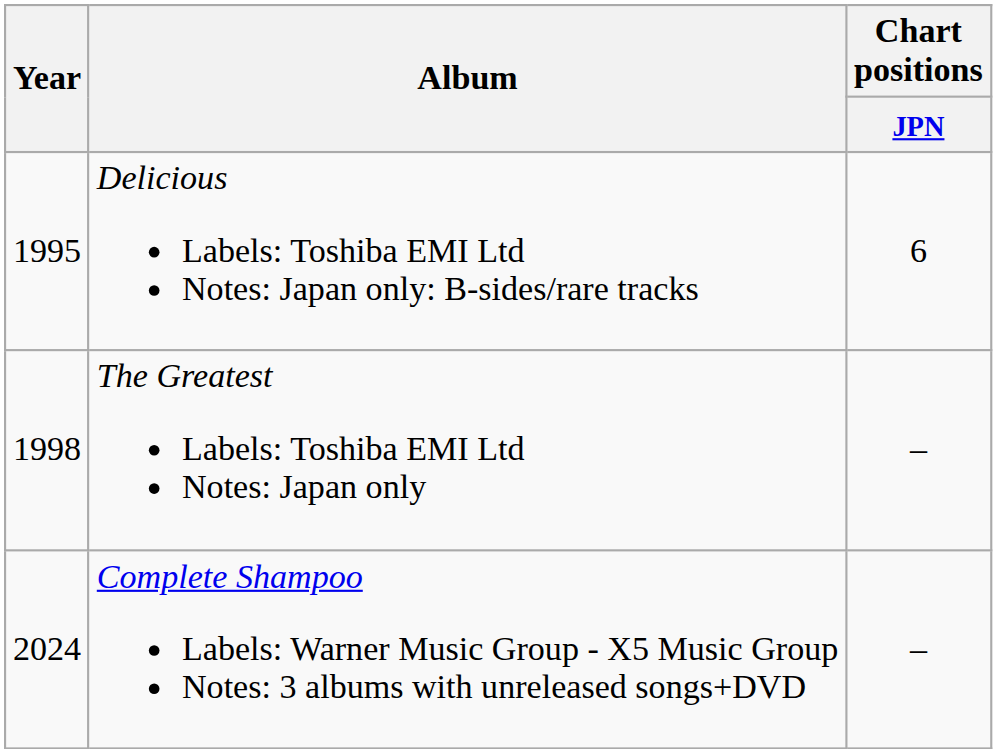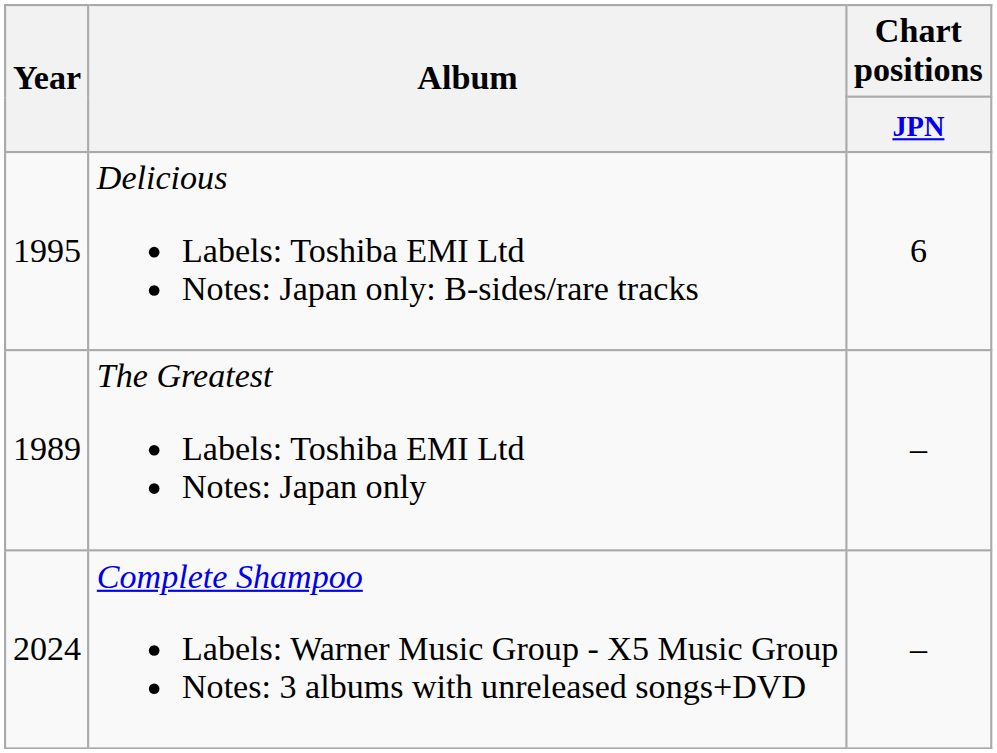(47, 449) 1998 -> (47, 449) 1989
